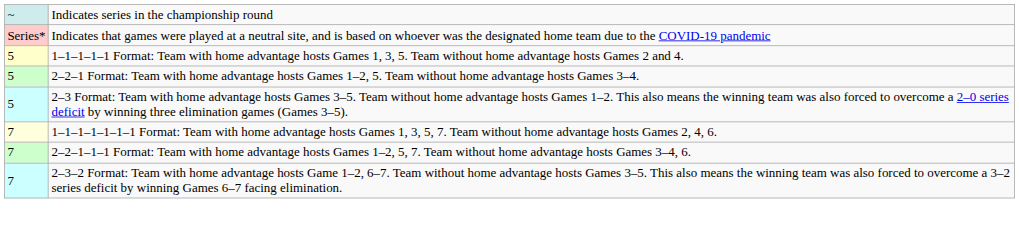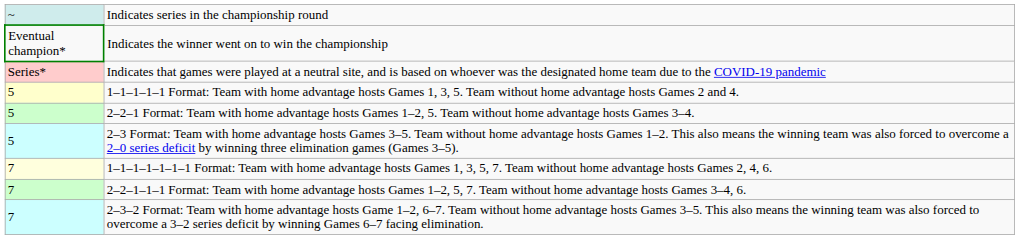+ row: (248, 43)
